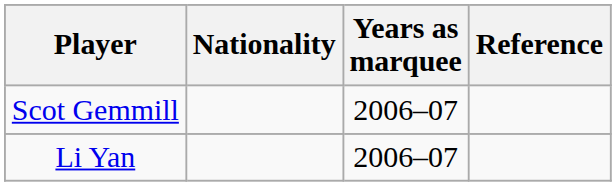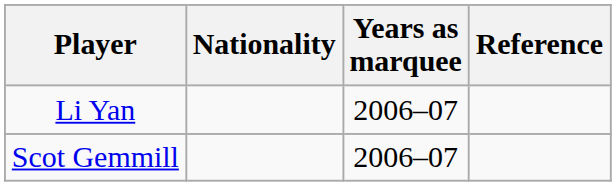rows swapped: (95, 109) <-> (95, 156)
